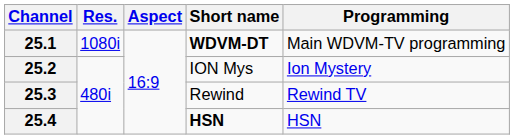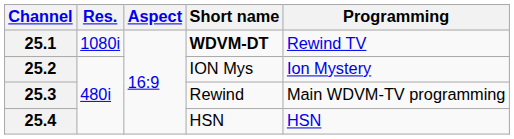(396, 43) Main WDVM-TV programming -> (327, 43) Rewind TV
(327, 95) Rewind TV -> (396, 95) Main WDVM-TV programming
(207, 120) bold -> (207, 120) normal
